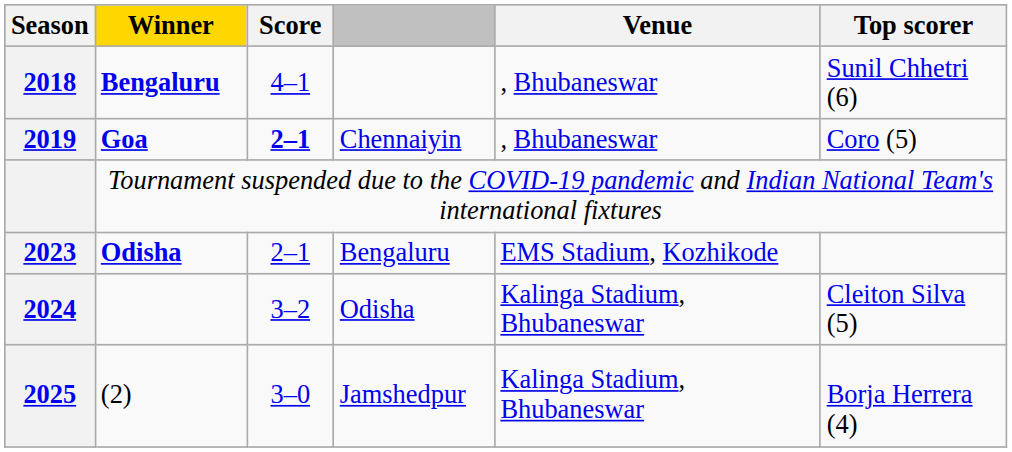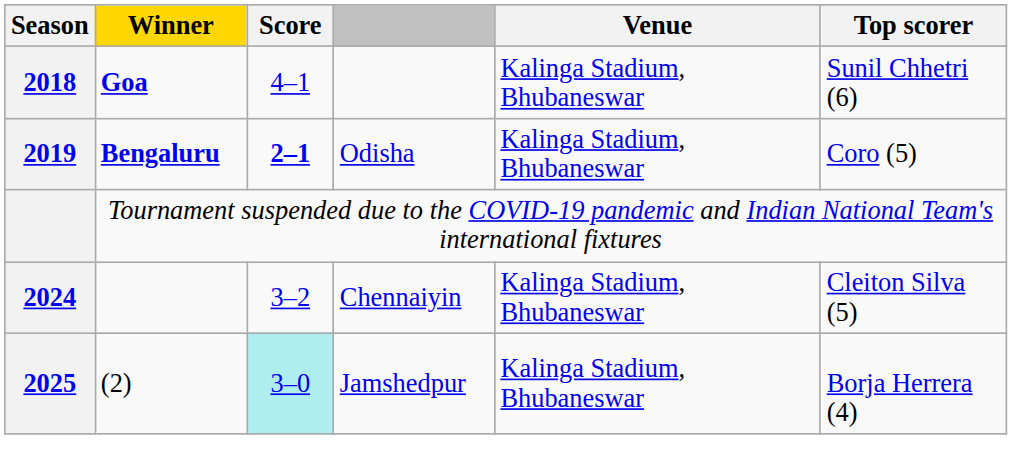(160, 82) Bengaluru -> (124, 82) Goa
(579, 82) , Bhubaneswar -> (593, 82) Kalinga Stadium, Bhubaneswar
(124, 138) Goa -> (160, 153) Bengaluru
(401, 138) Chennaiyin -> (377, 153) Odisha
(579, 138) , Bhubaneswar -> (593, 153) Kalinga Stadium, Bhubaneswar
- row: (50, 252)
(377, 309) Odisha -> (401, 296) Chennaiyin
(290, 395) no background -> (290, 383) paleturquoise background
